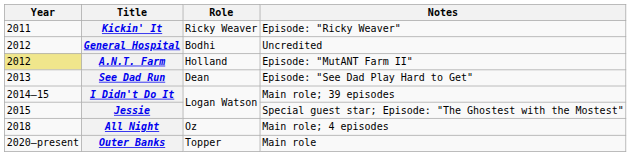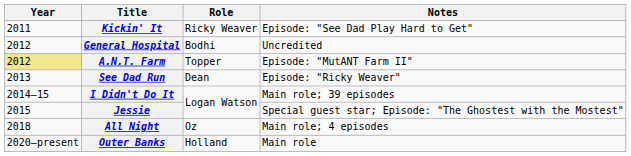(331, 29) Episode: "Ricky Weaver" -> (368, 29) Episode: "See Dad Play Hard to Get"
(206, 61) Holland -> (203, 61) Topper
(368, 78) Episode: "See Dad Play Hard to Get" -> (331, 78) Episode: "Ricky Weaver"
(203, 143) Topper -> (206, 143) Holland
